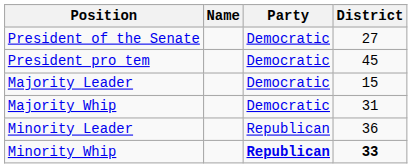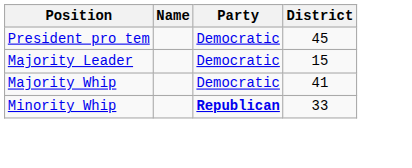- row: (104, 39)
(370, 107) 31 -> (320, 84) 41
- row: (70, 129)
(370, 152) bold -> (320, 107) normal
